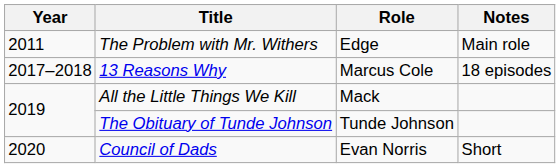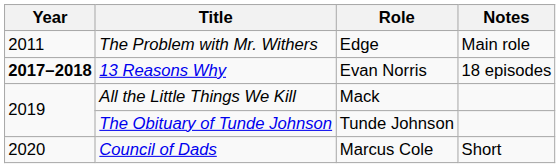(50, 70) normal -> (50, 70) bold
(386, 70) Marcus Cole -> (383, 70) Evan Norris
(383, 149) Evan Norris -> (386, 149) Marcus Cole
